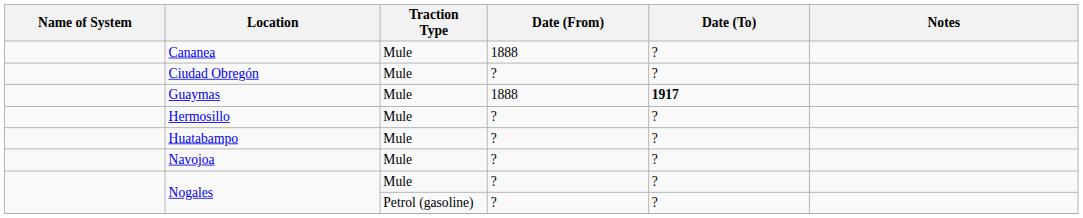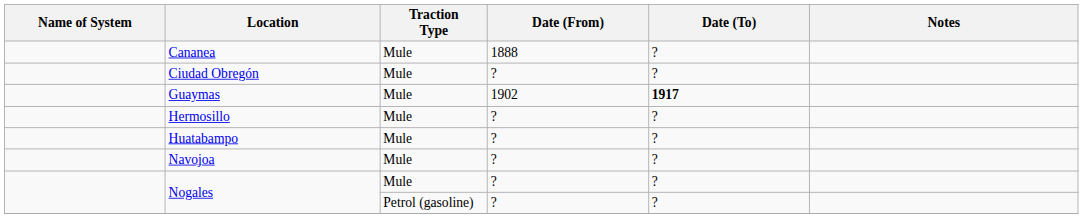(504, 95) 1888 -> (504, 95) 1902
